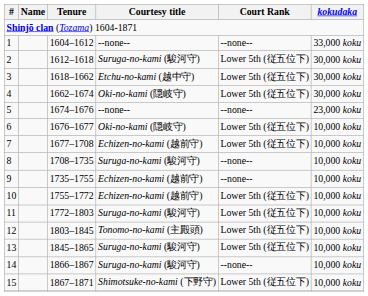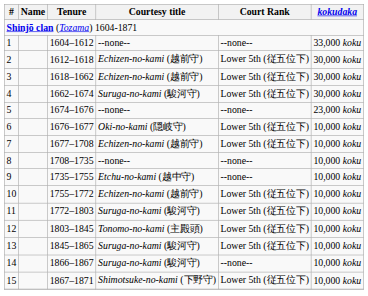(149, 59) Suruga-no-kami (駿河守) -> (150, 59) Echizen-no-kami (越前守)
(146, 76) Etchu-no-kami (越中守) -> (150, 76) Echizen-no-kami (越前守)
(142, 93) Oki-no-kami (隠岐守) -> (149, 93) Suruga-no-kami (駿河守)
(149, 161) Suruga-no-kami (駿河守) -> (114, 160) --none--
(150, 178) Echizen-no-kami (越前守) -> (146, 176) Etchu-no-kami (越中守)
